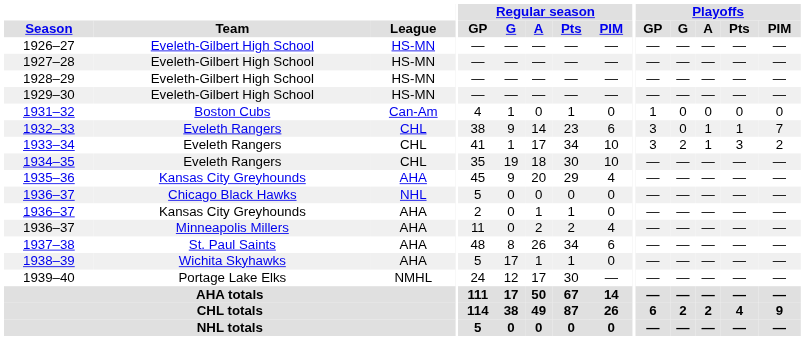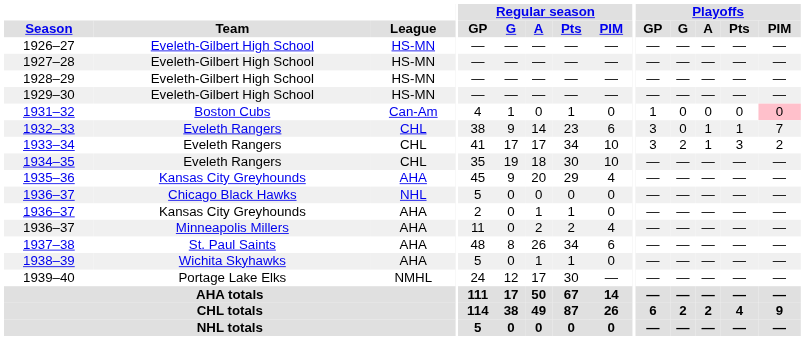(779, 111) no background -> (779, 111) pink background
(511, 145) 1 -> (511, 145) 17
(511, 261) 17 -> (511, 261) 0
